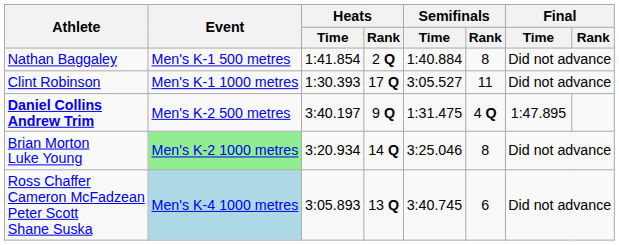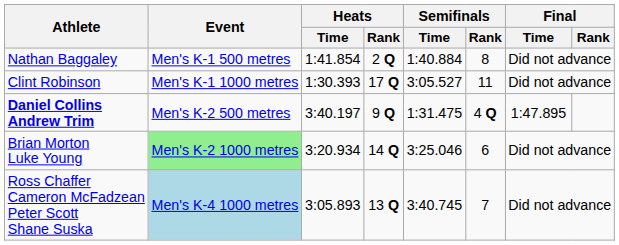(485, 151) 8 -> (485, 151) 6
(485, 205) 6 -> (485, 205) 7
